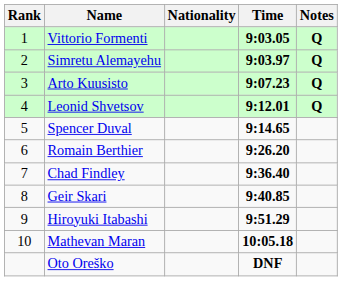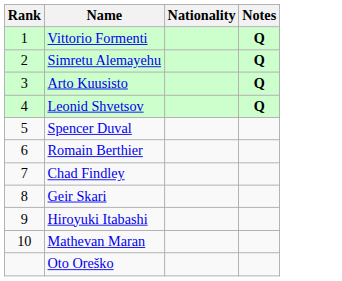- column: (268, 15)
